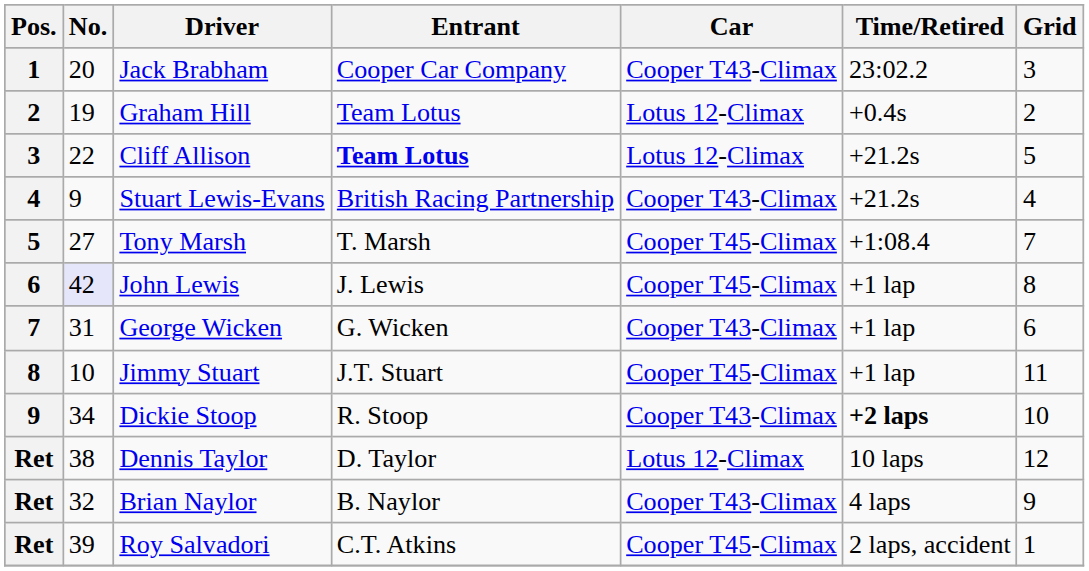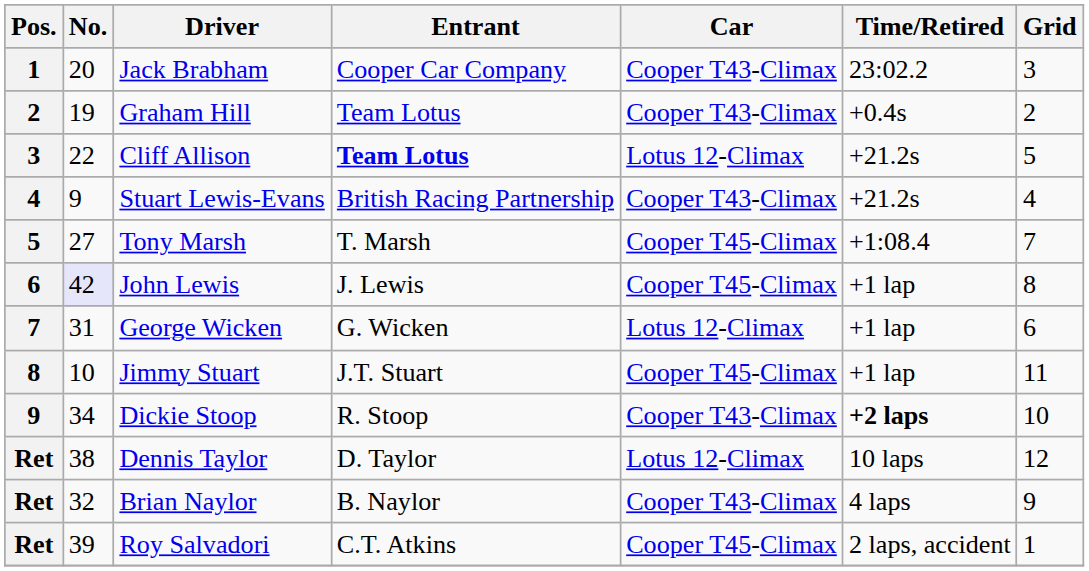(715, 112) Lotus 12-Climax -> (732, 112) Cooper T43-Climax
(732, 327) Cooper T43-Climax -> (715, 327) Lotus 12-Climax
